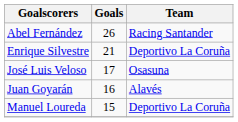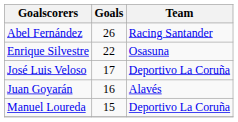(109, 51) 21 -> (109, 51) 22
(179, 51) Deportivo La Coruña -> (149, 51) Osasuna
(149, 70) Osasuna -> (179, 70) Deportivo La Coruña
